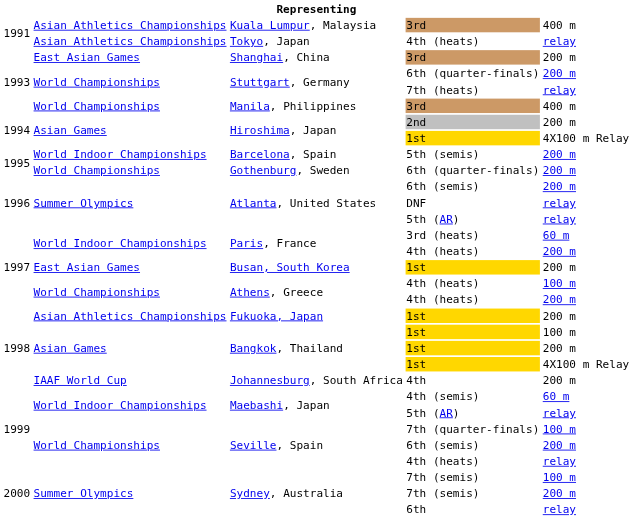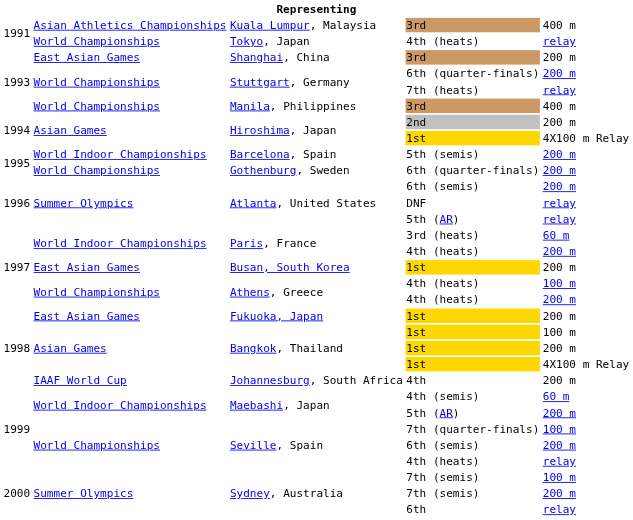(130, 41) Asian Athletics Championships -> (97, 41) World Championships
(130, 316) Asian Athletics Championships -> (87, 316) East Asian Games
(559, 413) relay -> (559, 413) 200 m
